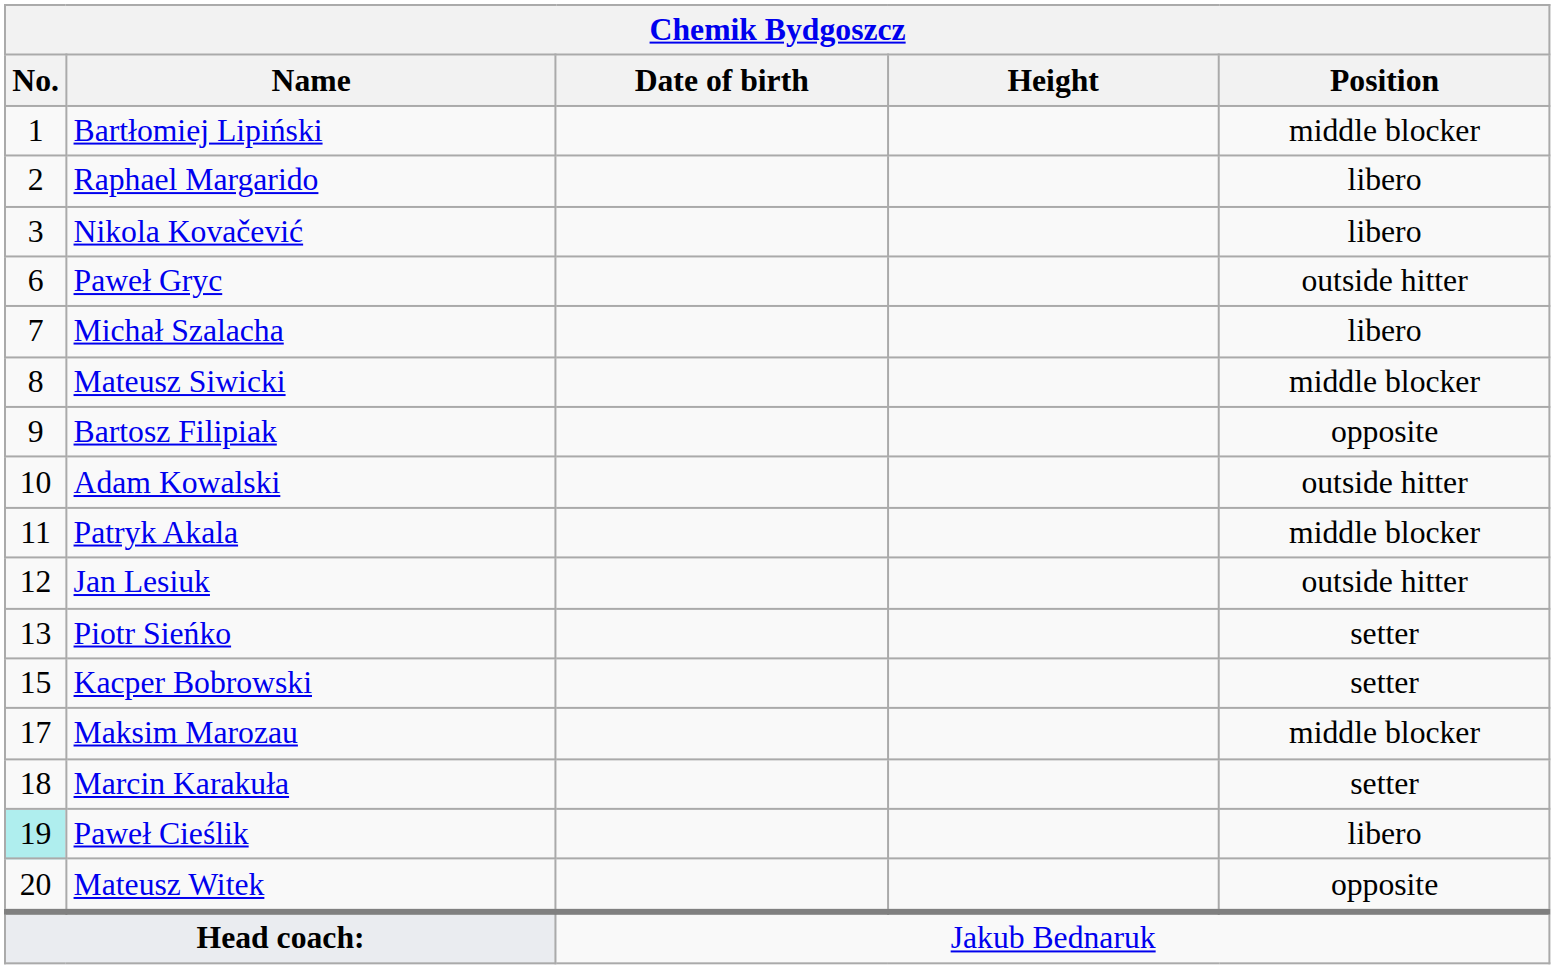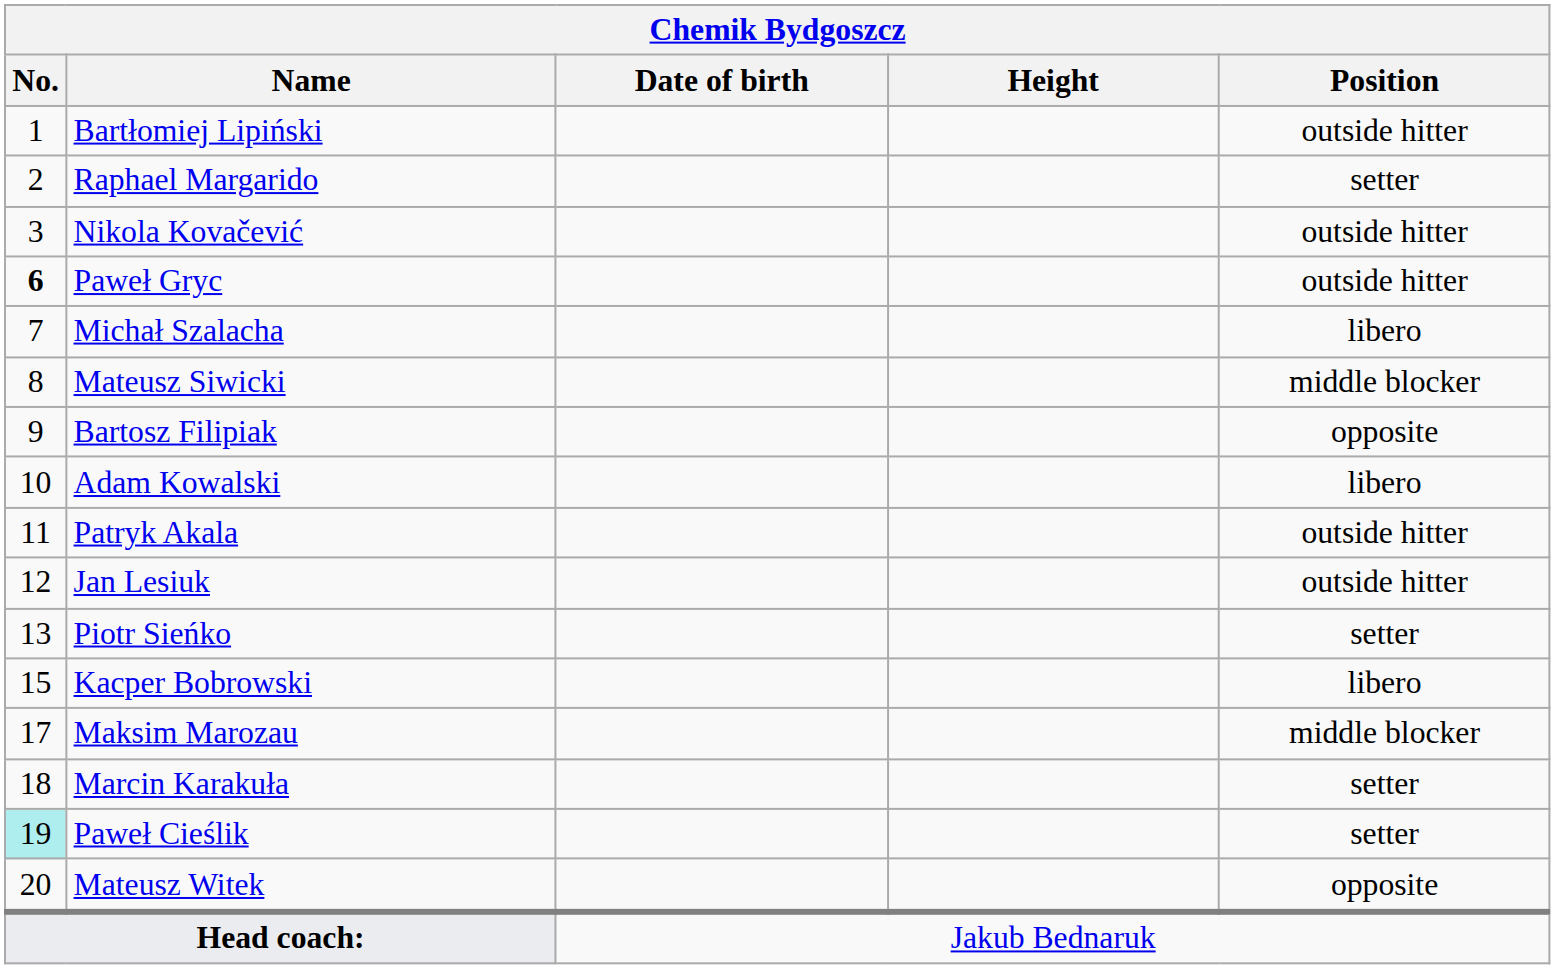(1385, 130) middle blocker -> (1385, 130) outside hitter
(1385, 180) libero -> (1385, 180) setter
(1385, 230) libero -> (1385, 230) outside hitter
(36, 280) normal -> (36, 280) bold
(1385, 481) outside hitter -> (1385, 481) libero
(1385, 532) middle blocker -> (1385, 532) outside hitter
(1385, 682) setter -> (1385, 682) libero
(1385, 833) libero -> (1385, 833) setter
